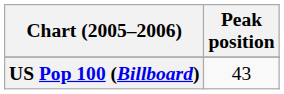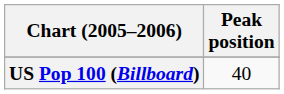(242, 72) 43 -> (242, 72) 40
